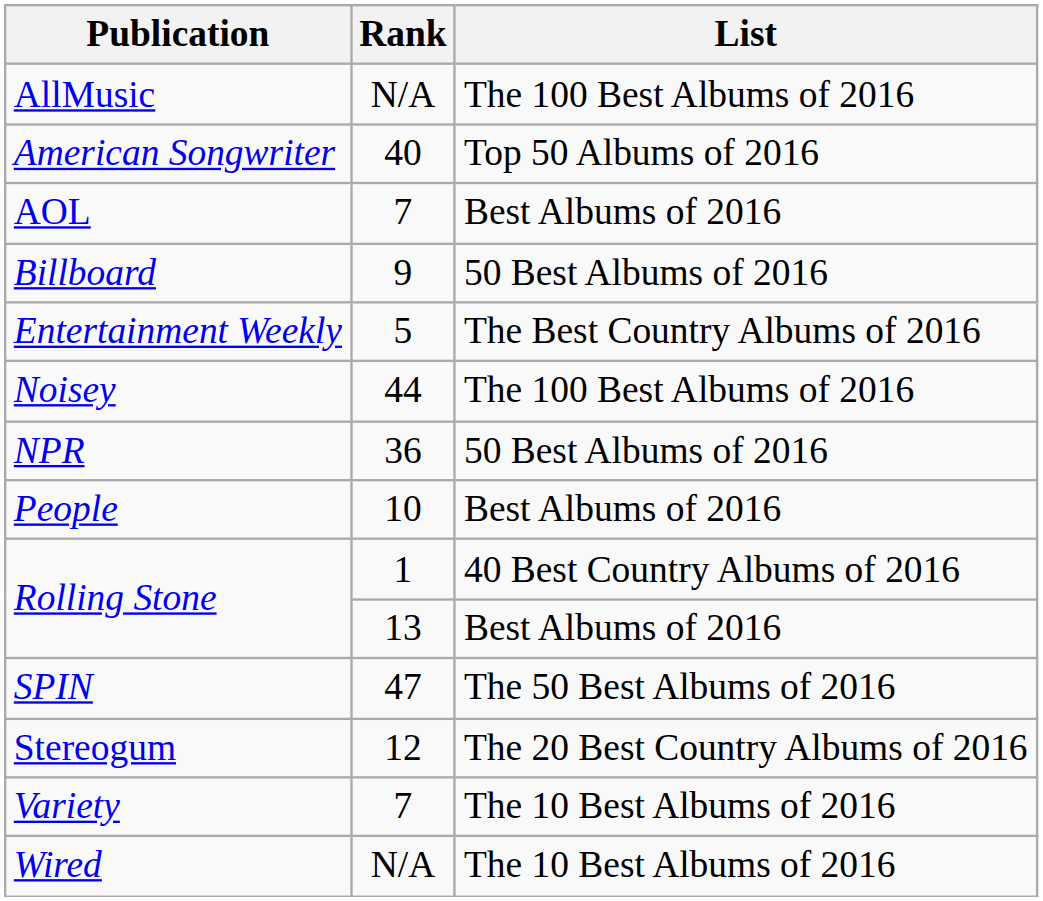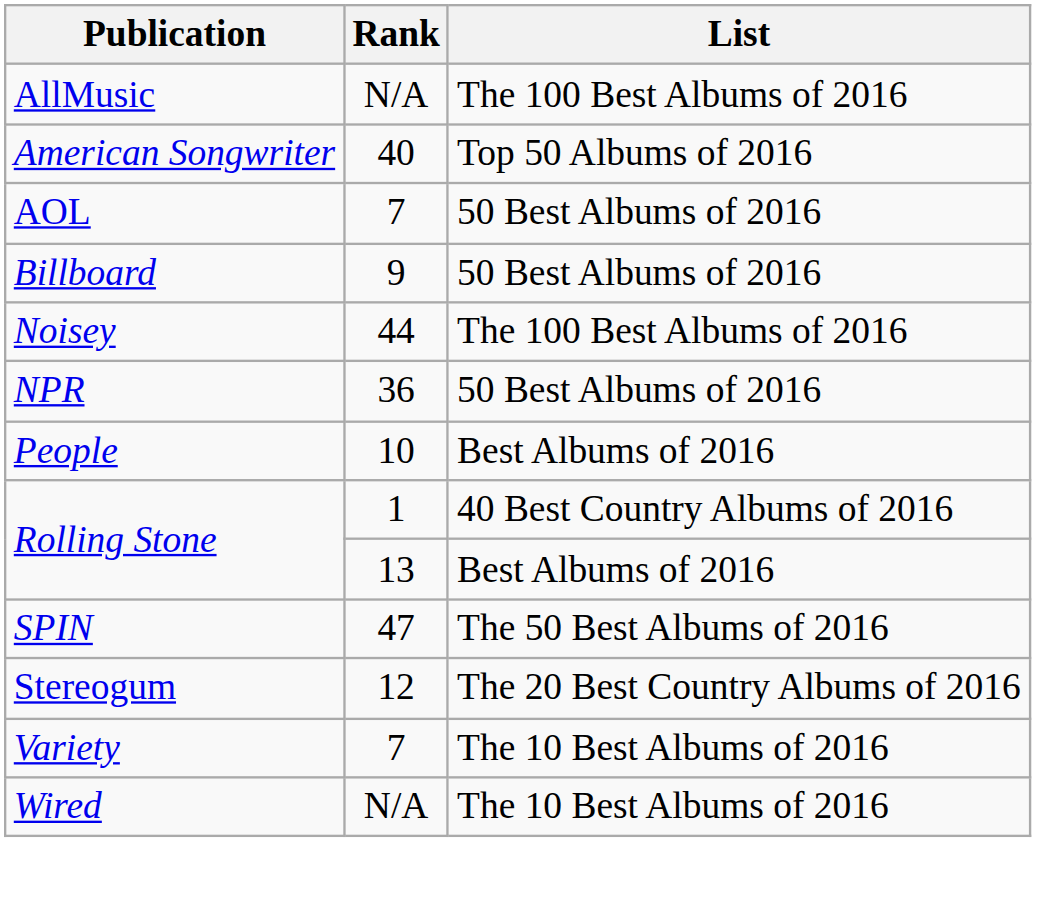(623, 212) Best Albums of 2016 -> (639, 212) 50 Best Albums of 2016
- row: (178, 331)
